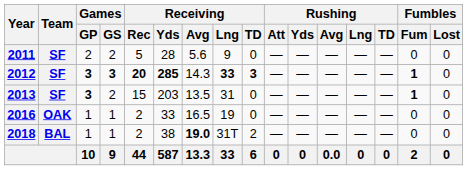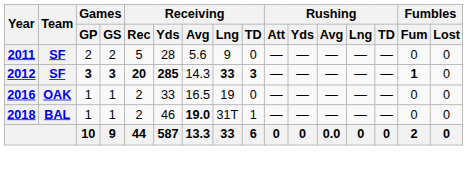- row: (21, 94)
(168, 134) 38 -> (168, 114) 46
(253, 134) 2 -> (253, 114) 1
